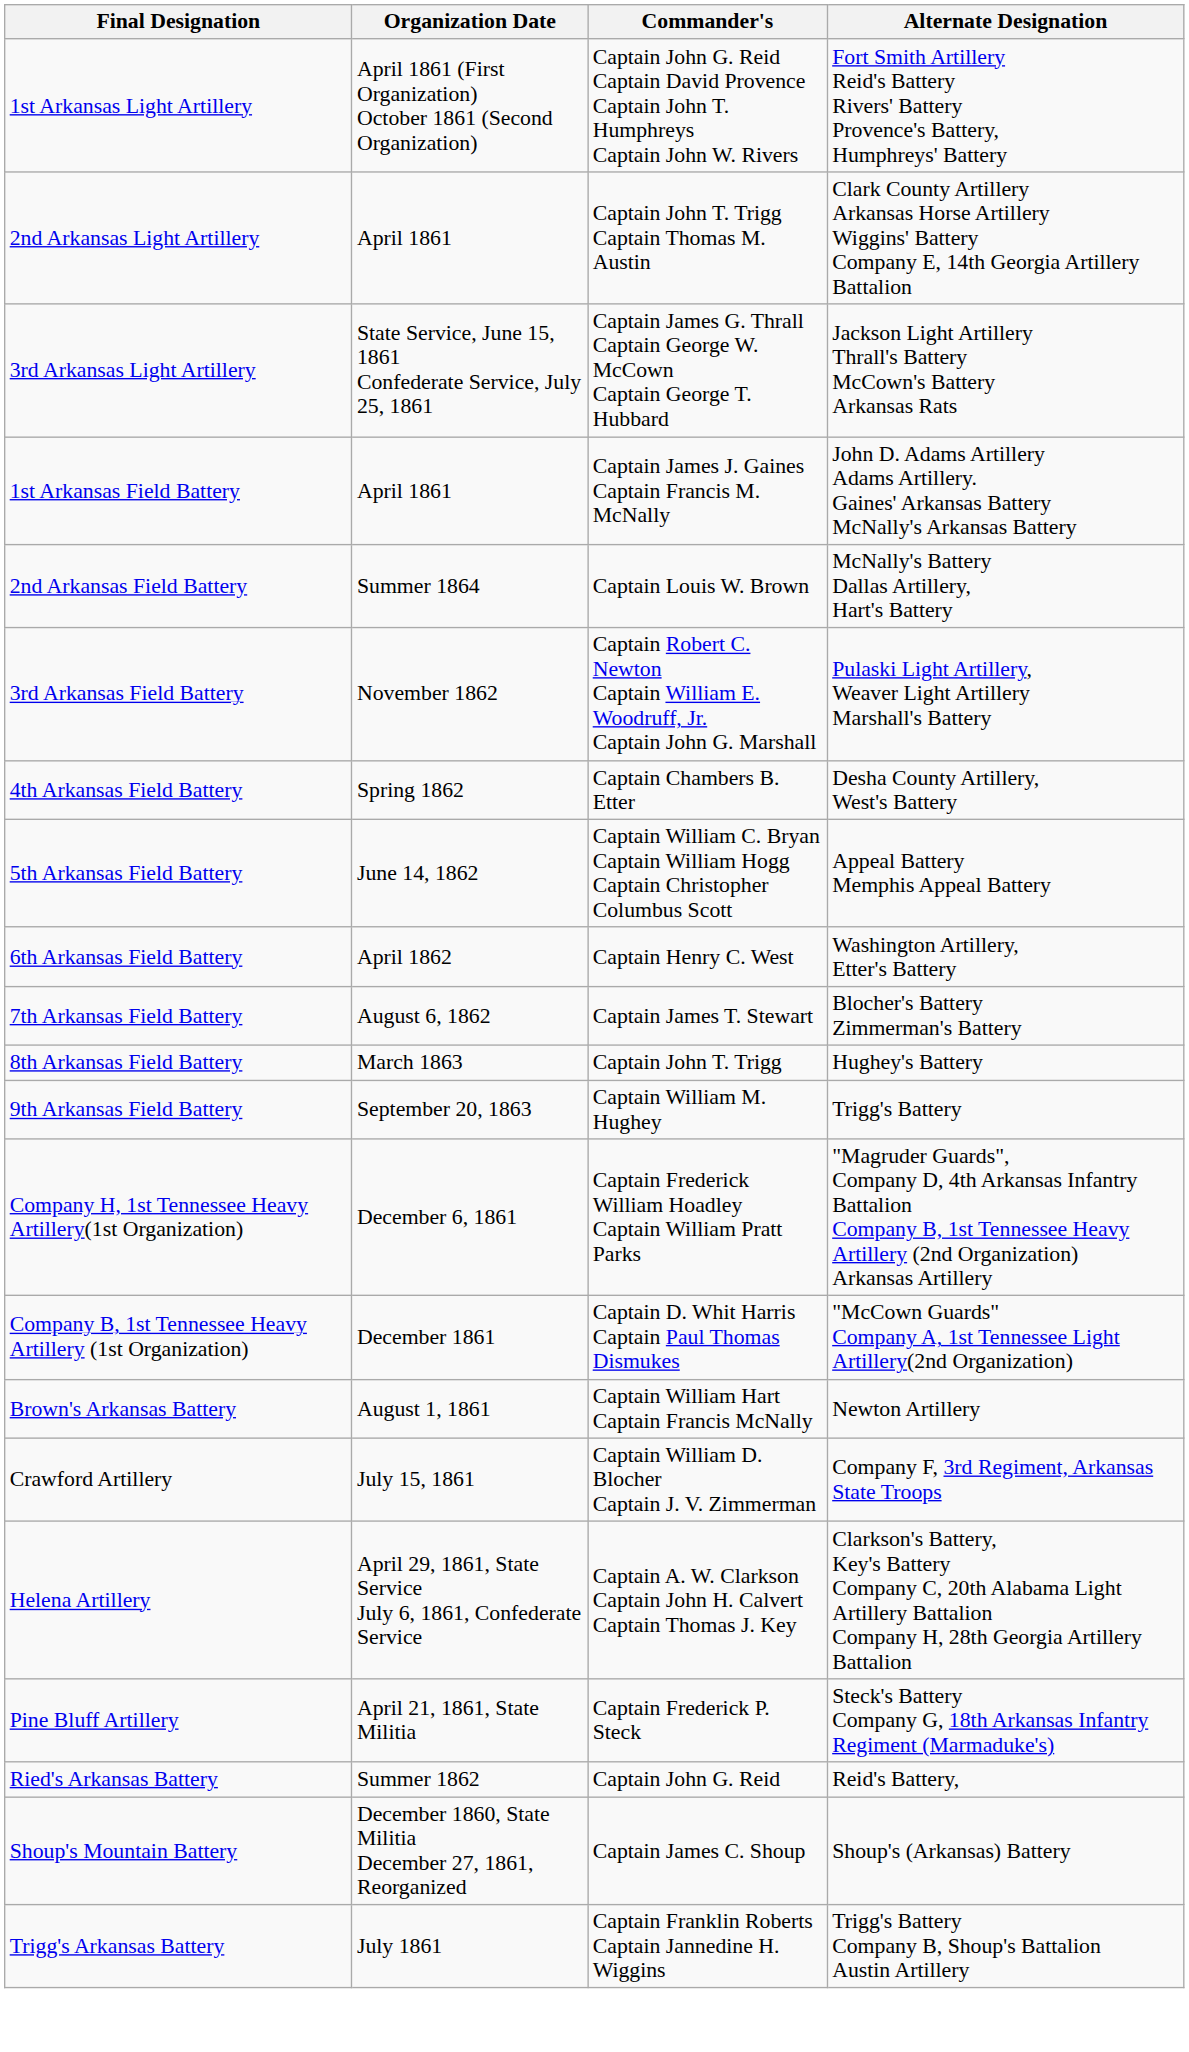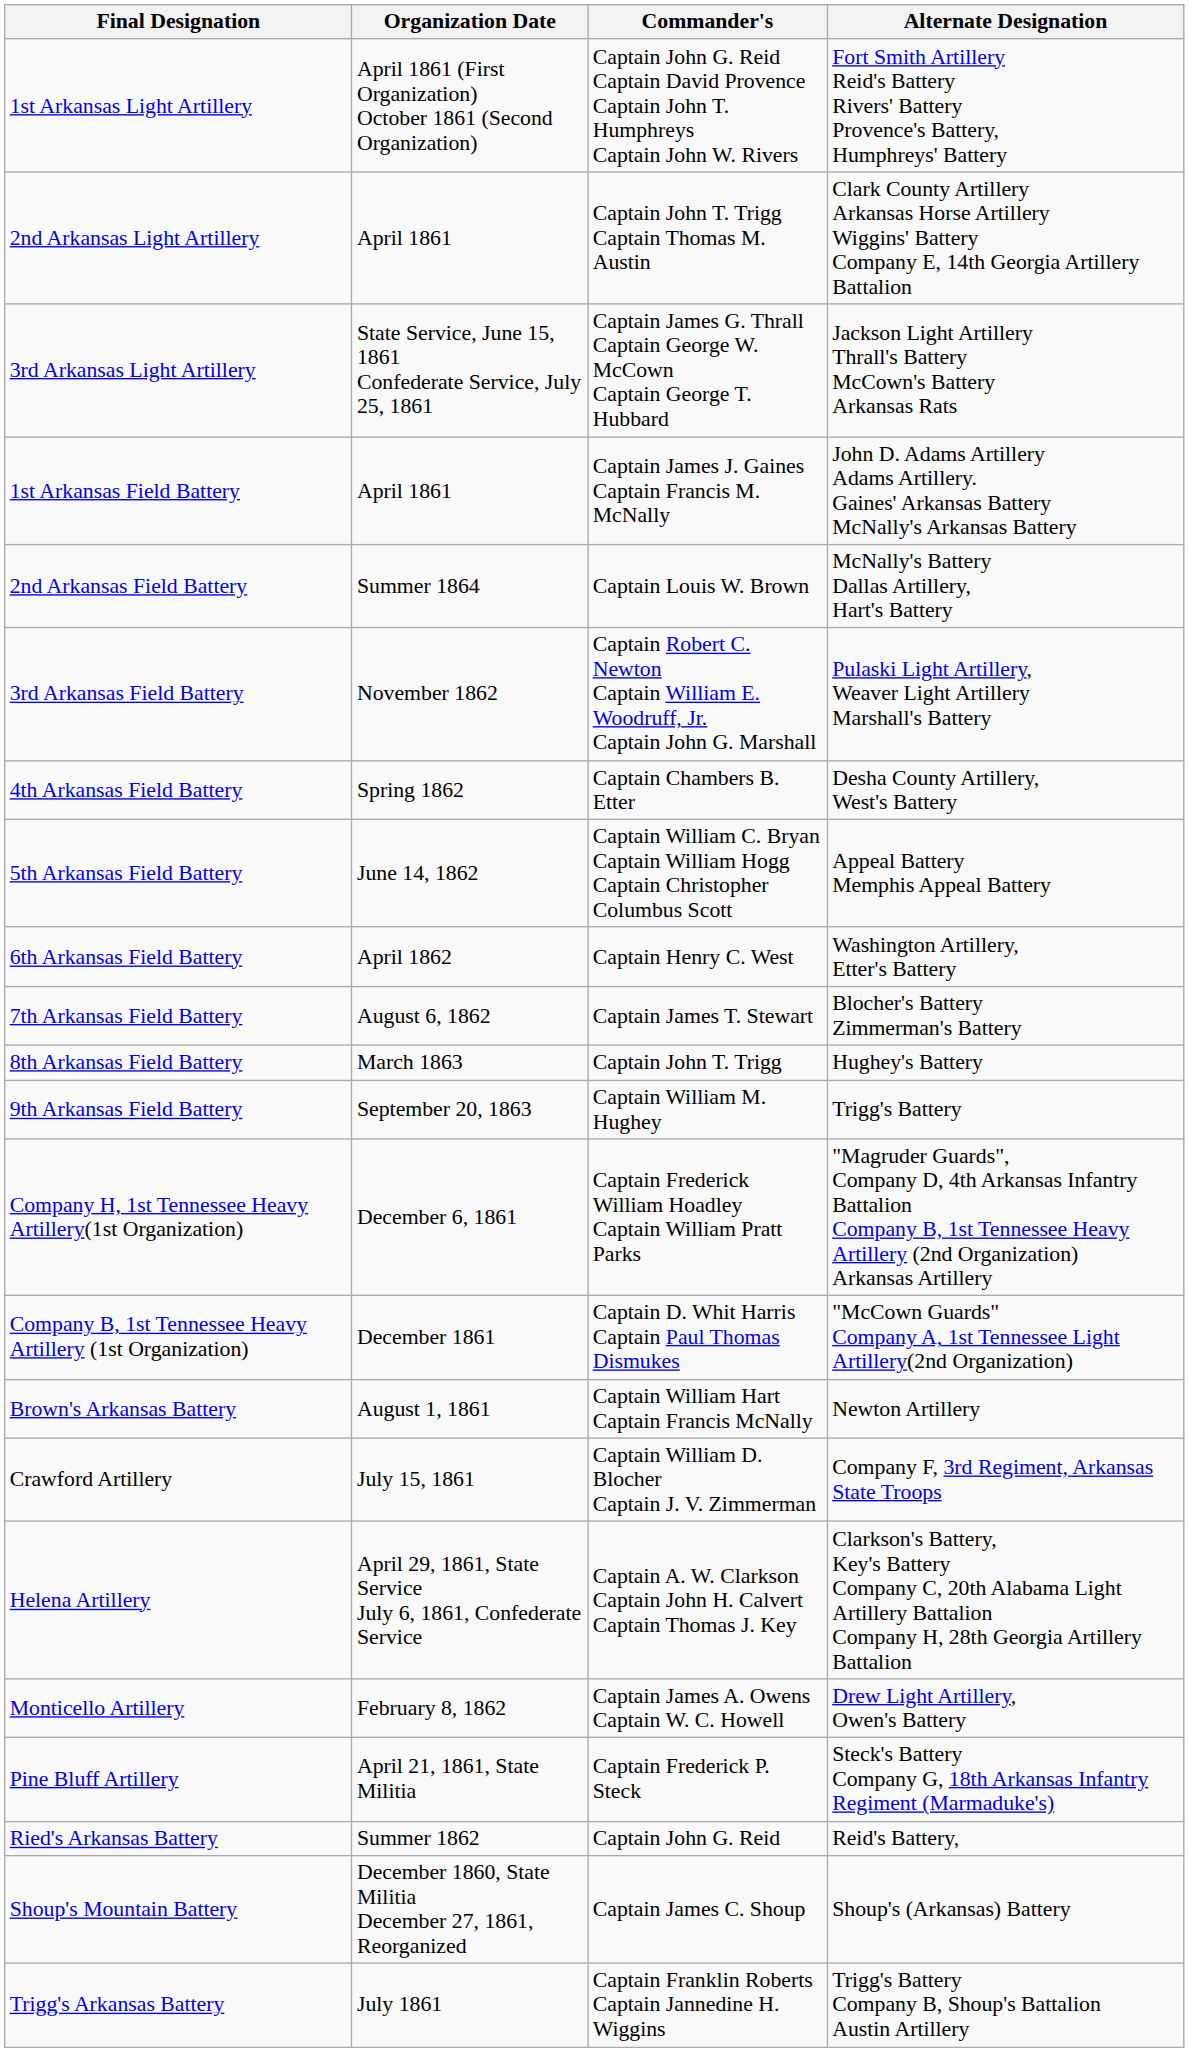+ row: (97, 1707)
